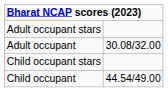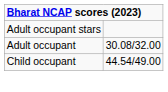- row: (54, 62)
